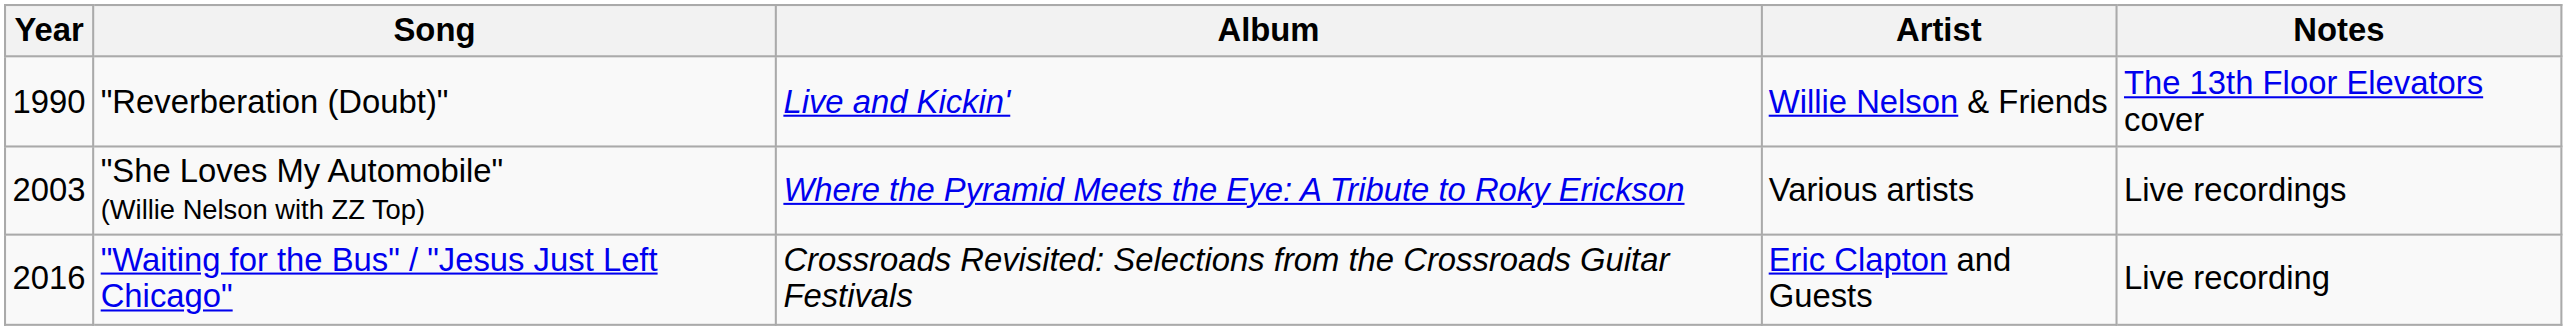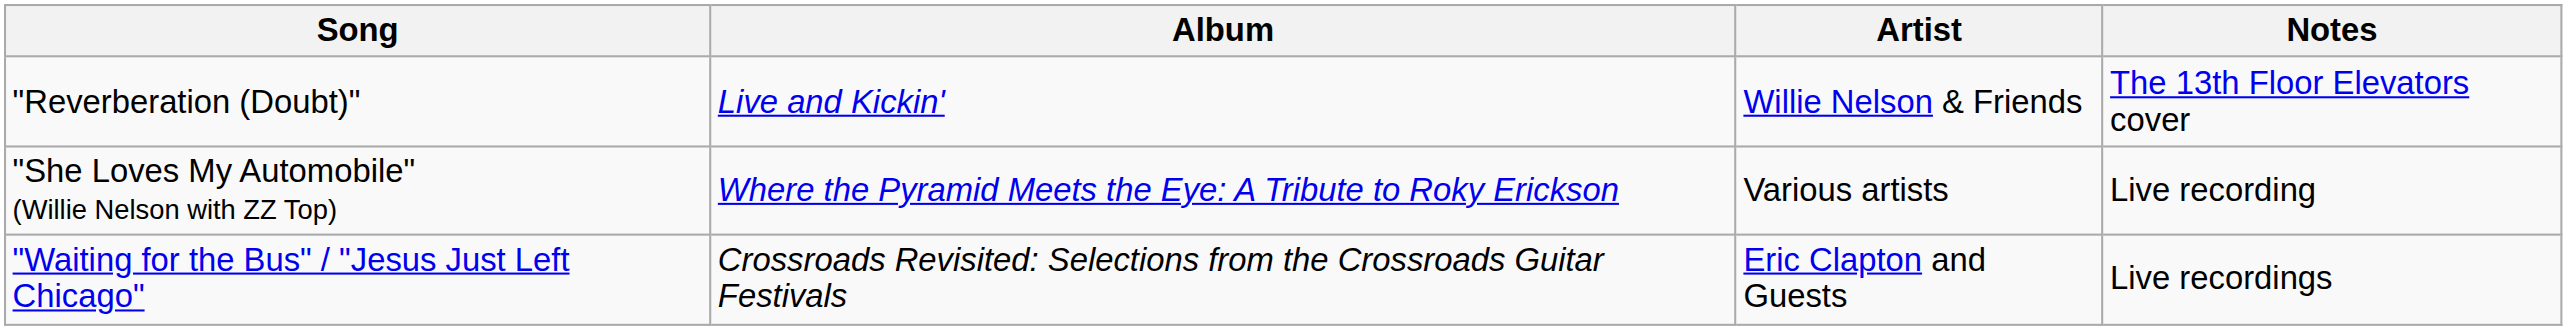- column: (49, 30)
(2235, 189) Live recordings -> (2213, 189) Live recording
(2227, 278) Live recording -> (2221, 278) Live recordings
